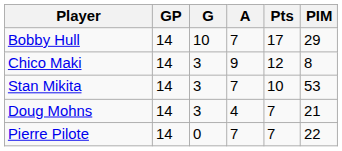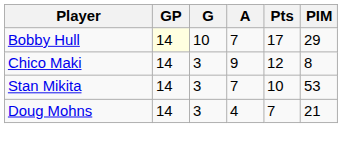(164, 39) no background -> (164, 39) lightyellow background
- row: (48, 134)
